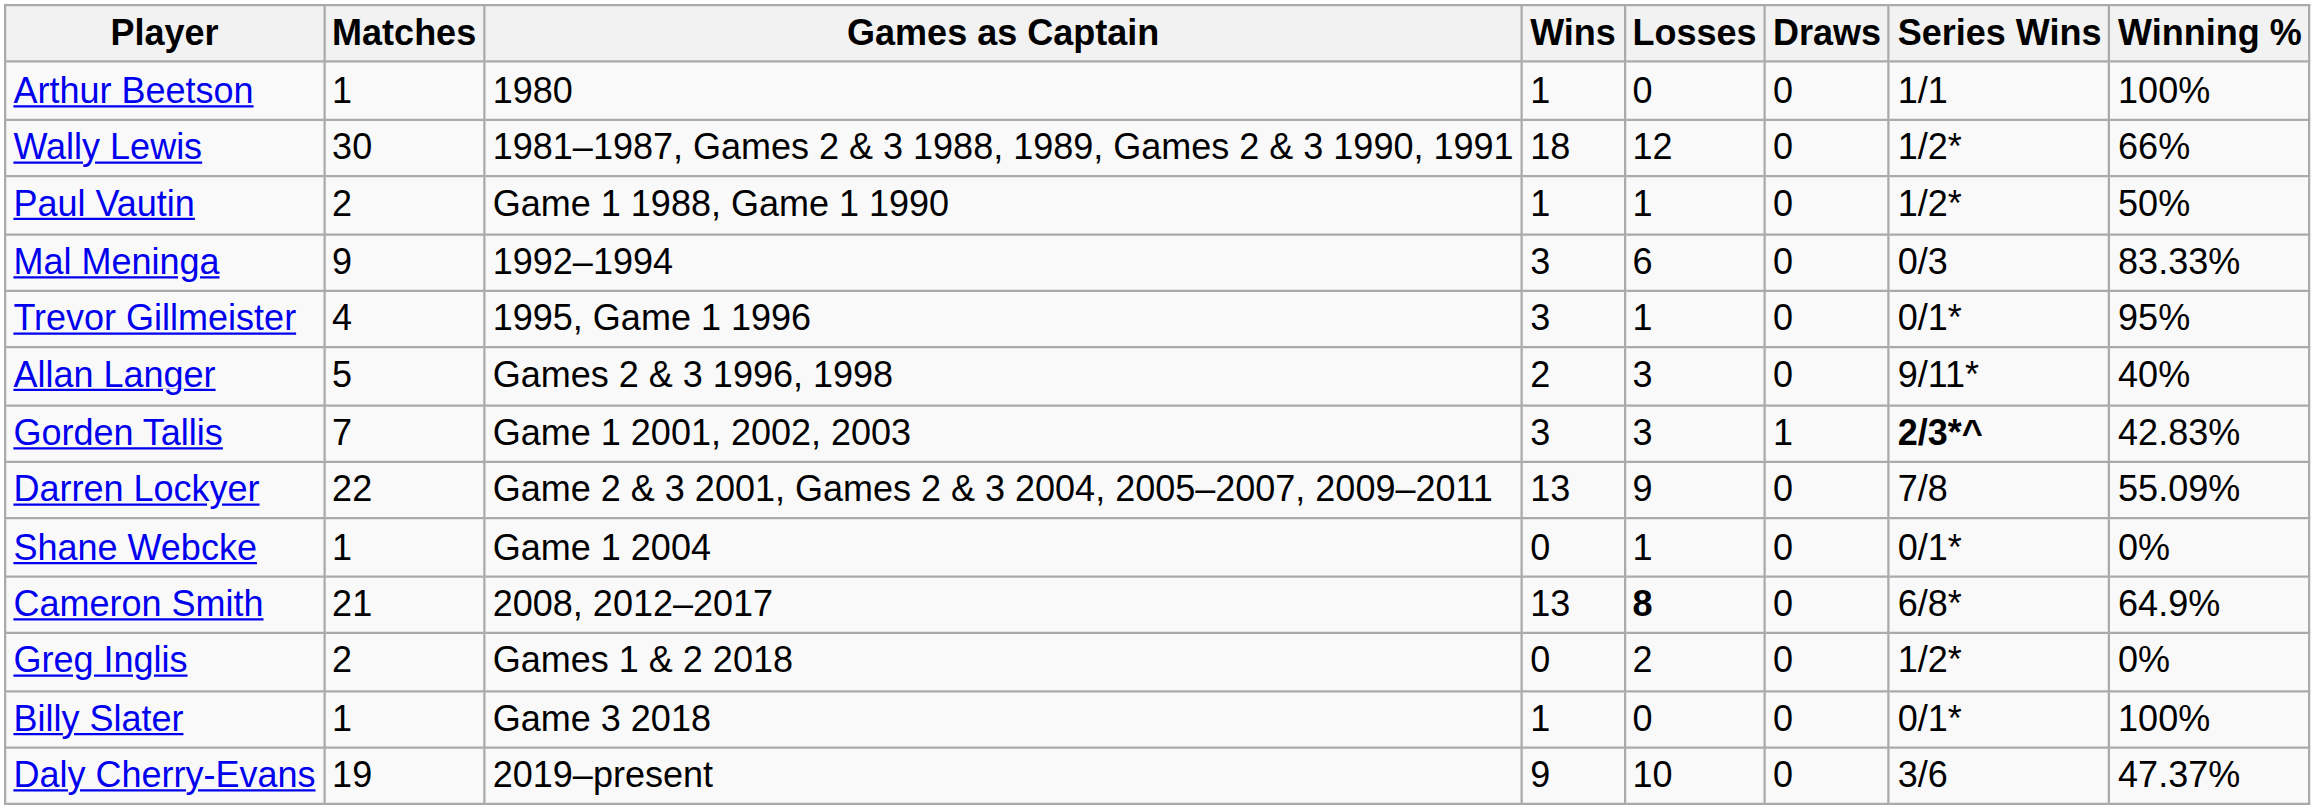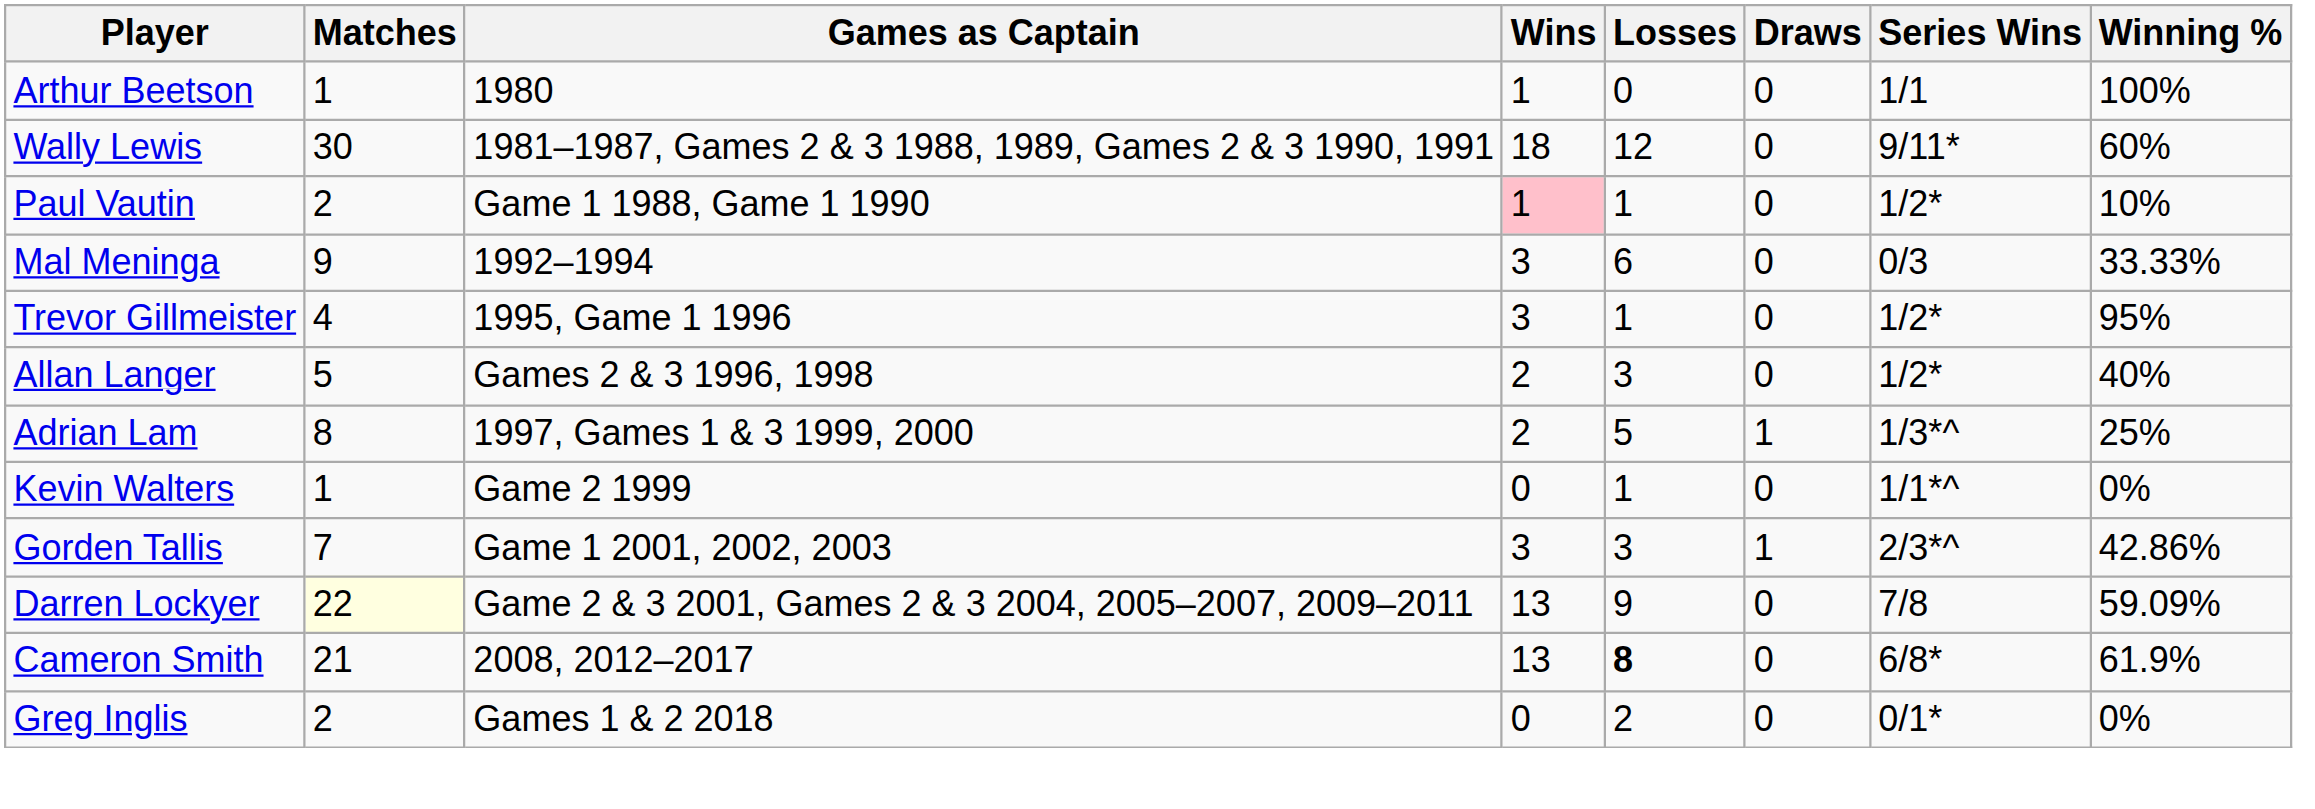(1930, 147) 1/2* -> (1919, 147) 9/11*
(2154, 147) 66% -> (2135, 147) 60%
(1540, 204) no background -> (1521, 204) pink background
(2154, 204) 50% -> (2135, 204) 10%
(2179, 261) 83.33% -> (2160, 261) 33.33%
(1930, 318) 0/1* -> (1910, 318) 1/2*
(1938, 375) 9/11* -> (1910, 375) 1/2*
+ row: (105, 432)
+ row: (124, 489)
(1940, 432) bold -> (1919, 546) normal
(2179, 432) 42.83% -> (2160, 546) 42.86%
(352, 489) no background -> (333, 603) lightyellow background
(2179, 489) 55.09% -> (2160, 603) 59.09%
- row: (135, 546)
(2169, 603) 64.9% -> (2150, 661) 61.9%
(1930, 661) 1/2* -> (1910, 718) 0/1*
- row: (98, 718)
- row: (164, 775)
